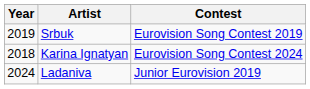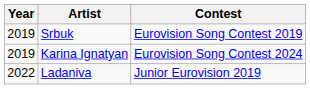(21, 53) 2018 -> (21, 53) 2019
(21, 73) 2024 -> (21, 73) 2022
